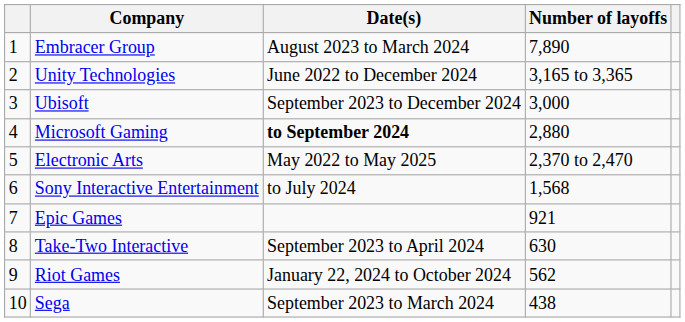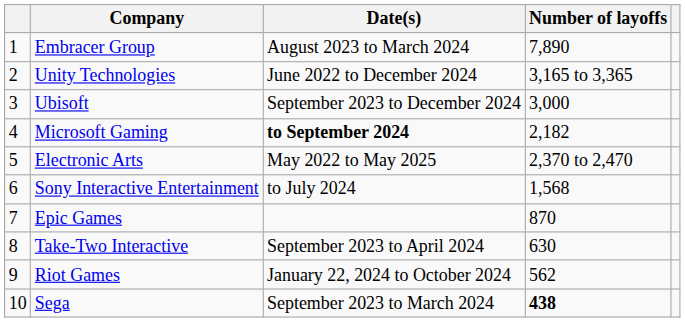(549, 132) 2,880 -> (549, 132) 2,182
(543, 217) 921 -> (543, 217) 870
(543, 302) normal -> (543, 302) bold
